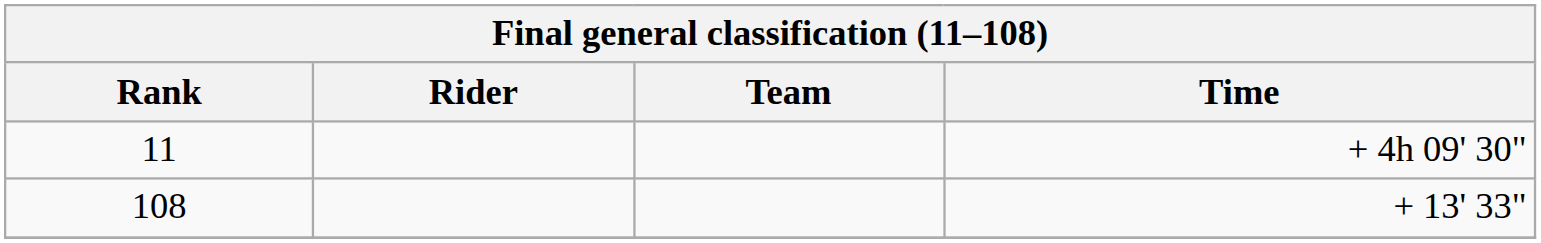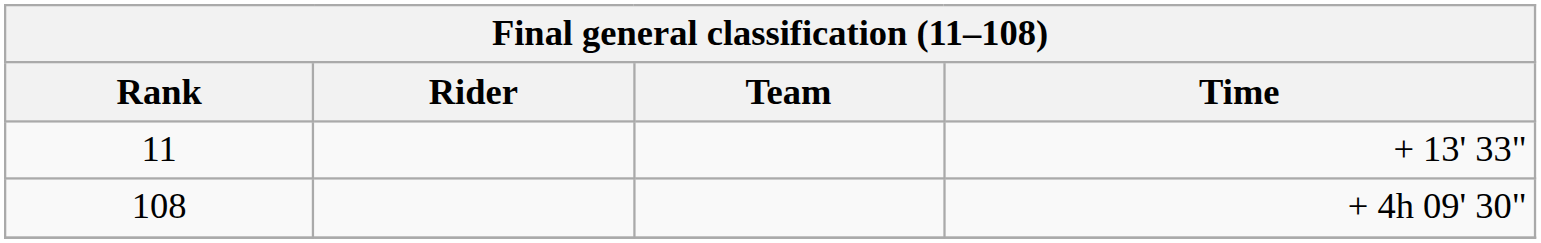(1437, 149) + 4h 09' 30" -> (1460, 149) + 13' 33"
(1460, 206) + 13' 33" -> (1437, 206) + 4h 09' 30"
